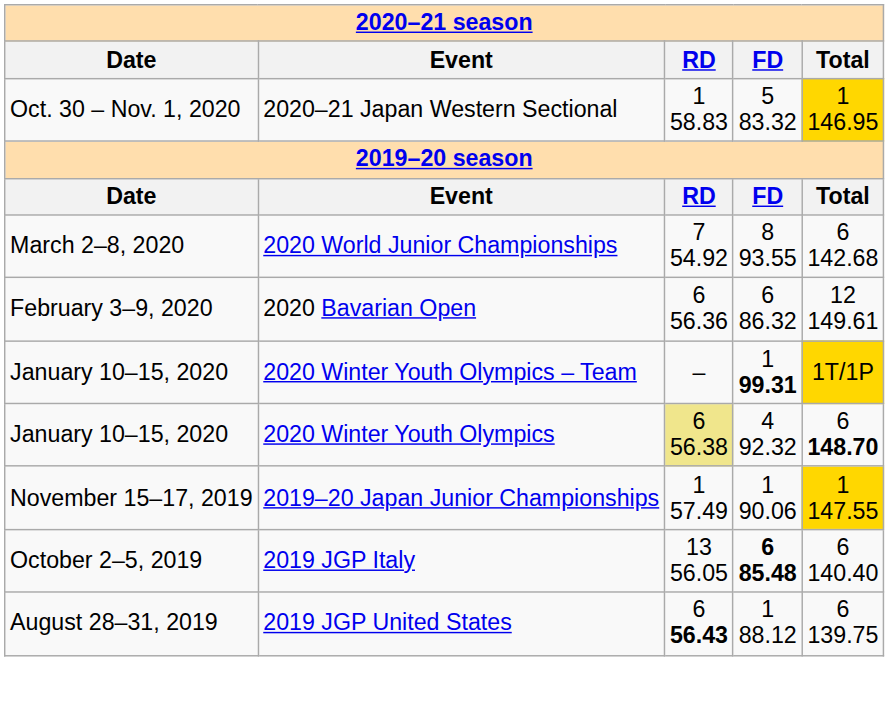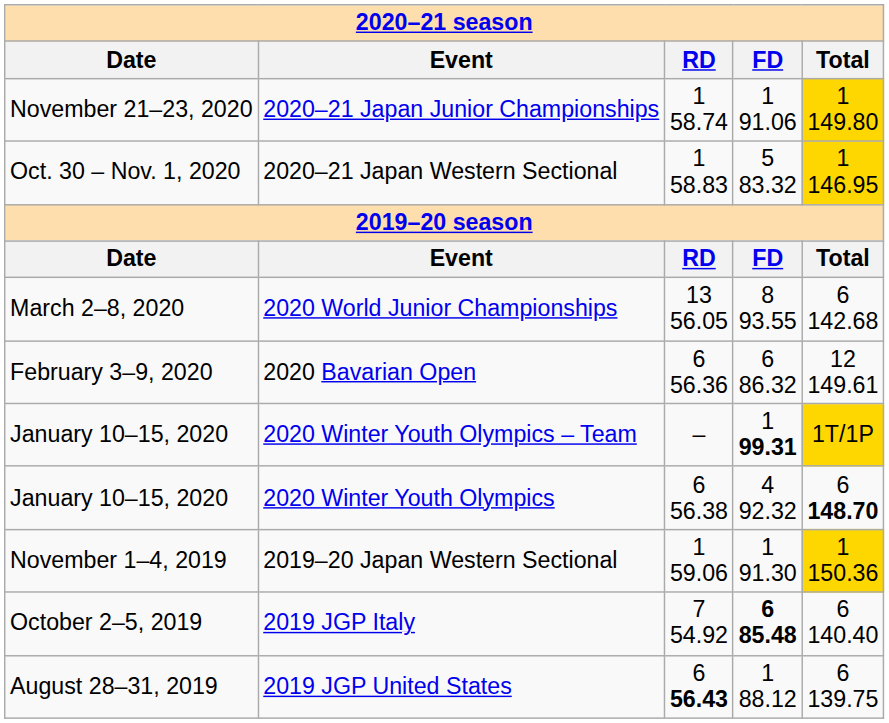+ row: (461, 109)
(699, 246) 7 54.92 -> (699, 308) 13 56.05
(699, 434) khaki background -> (699, 497) no background
- row: (461, 497)
+ row: (440, 560)
(699, 560) 13 56.05 -> (699, 623) 7 54.92
